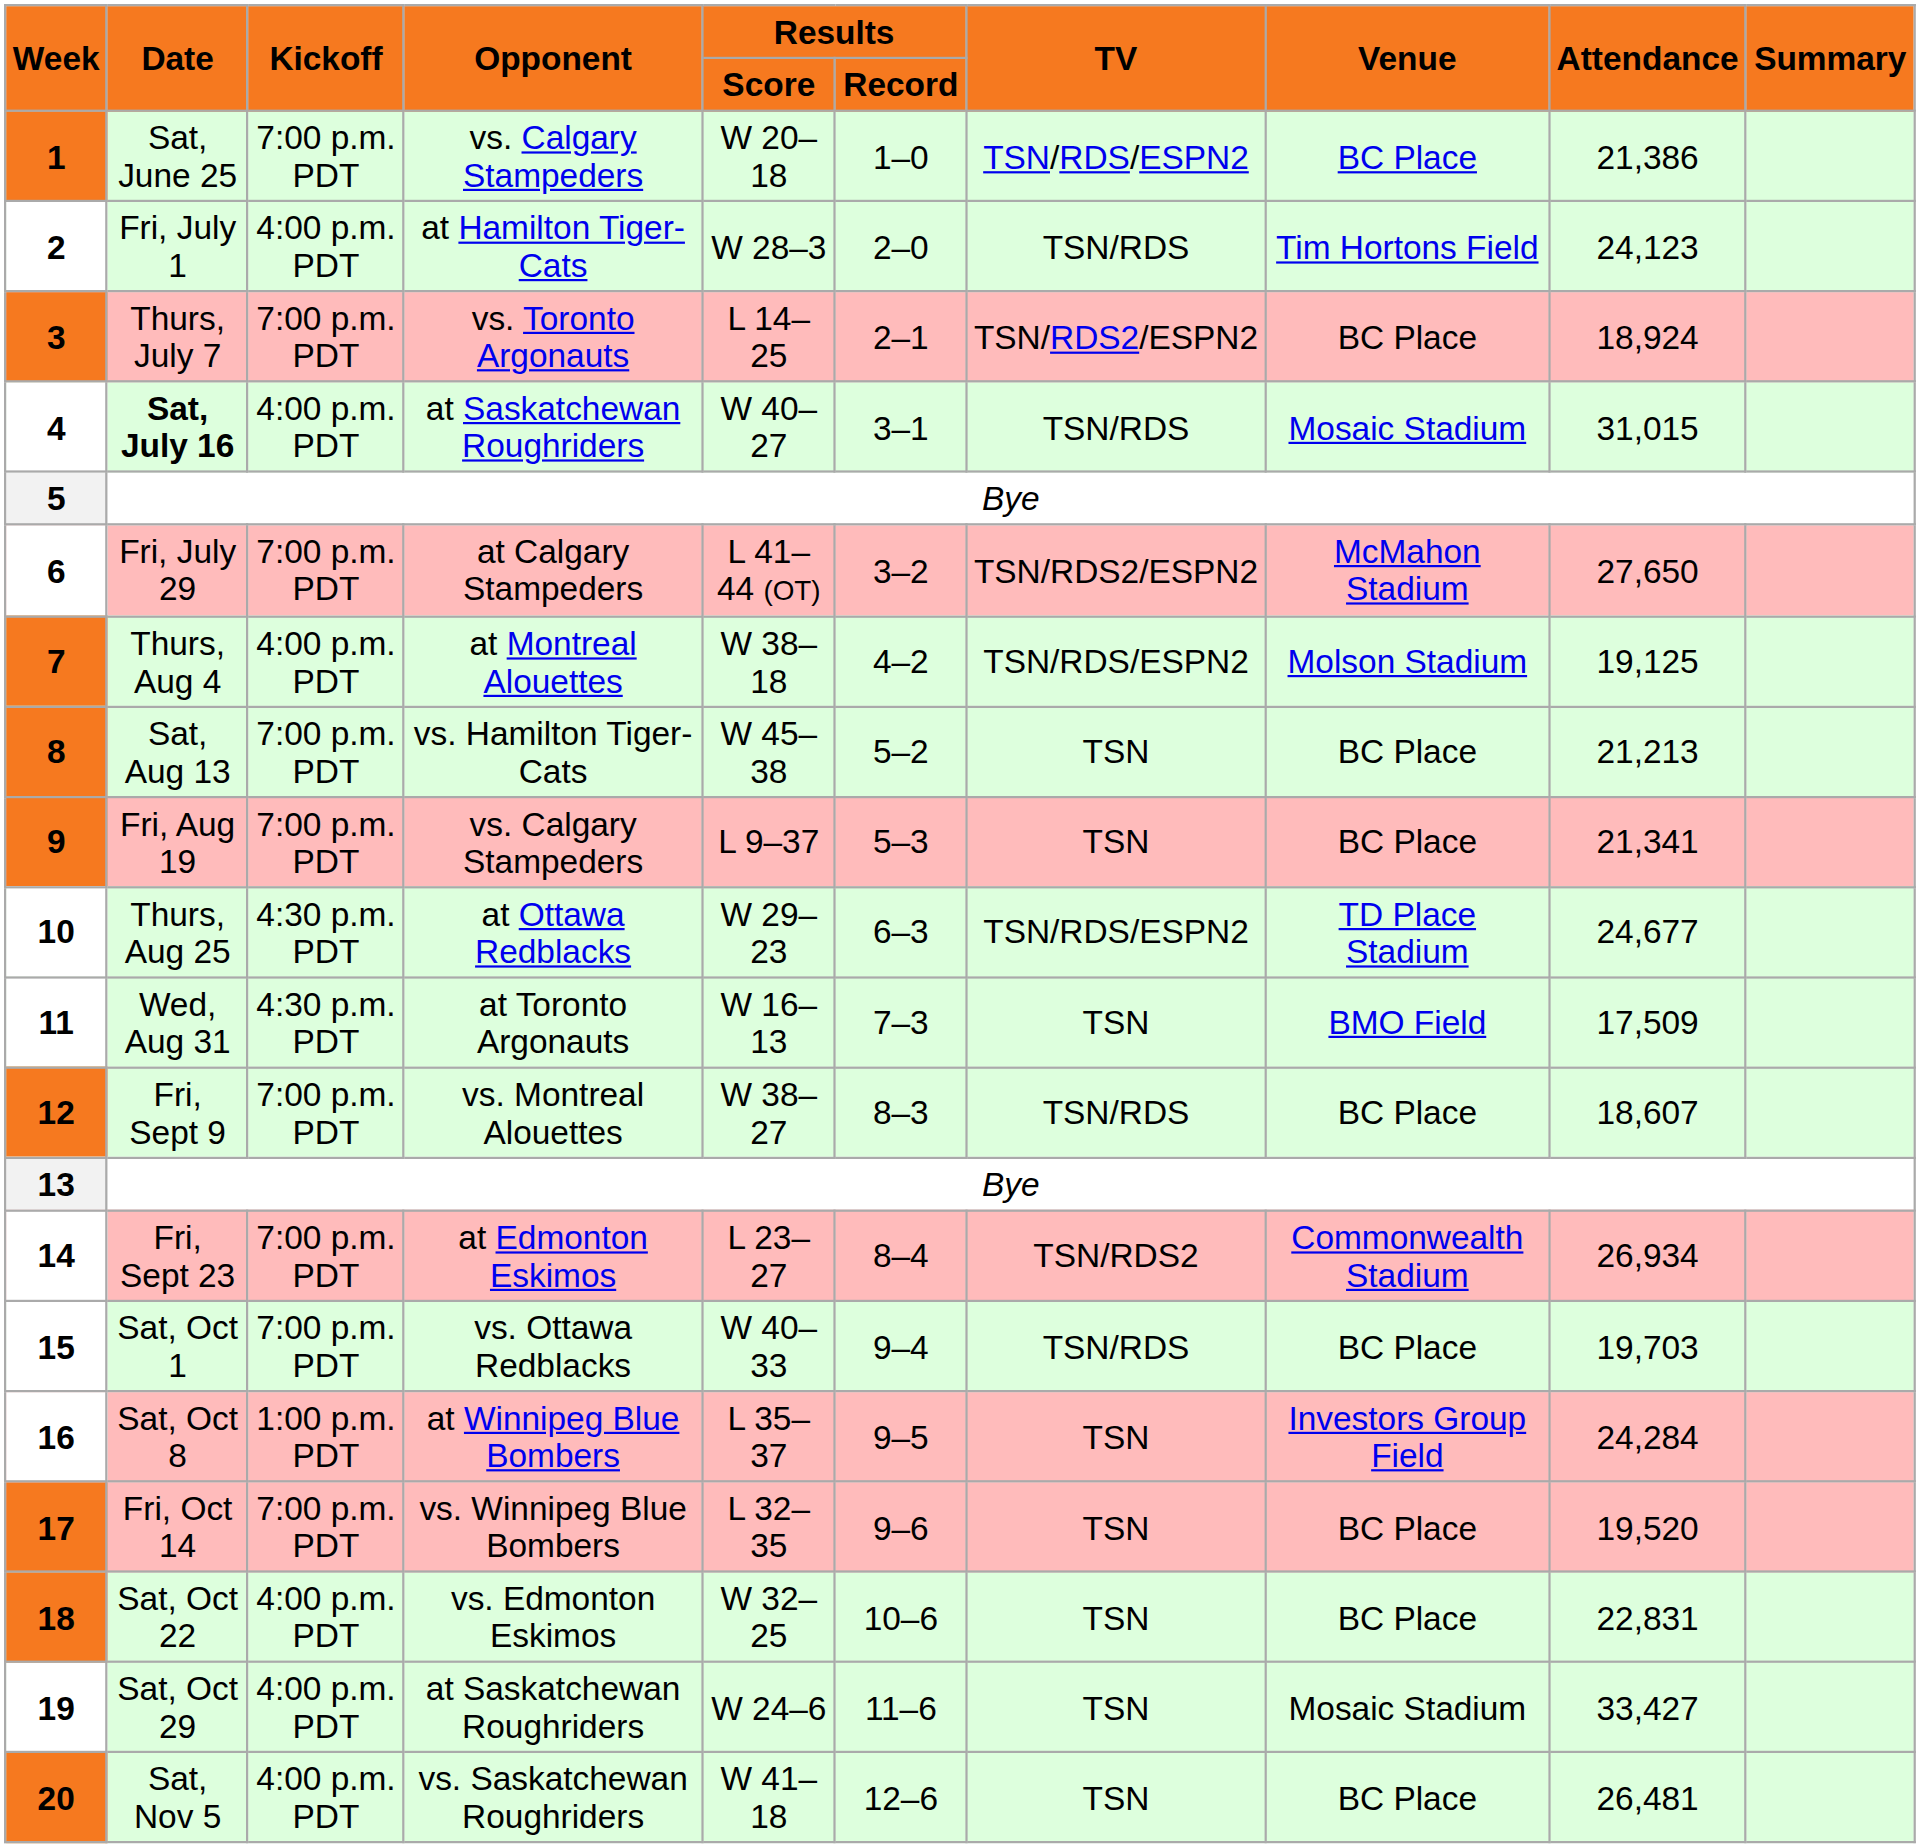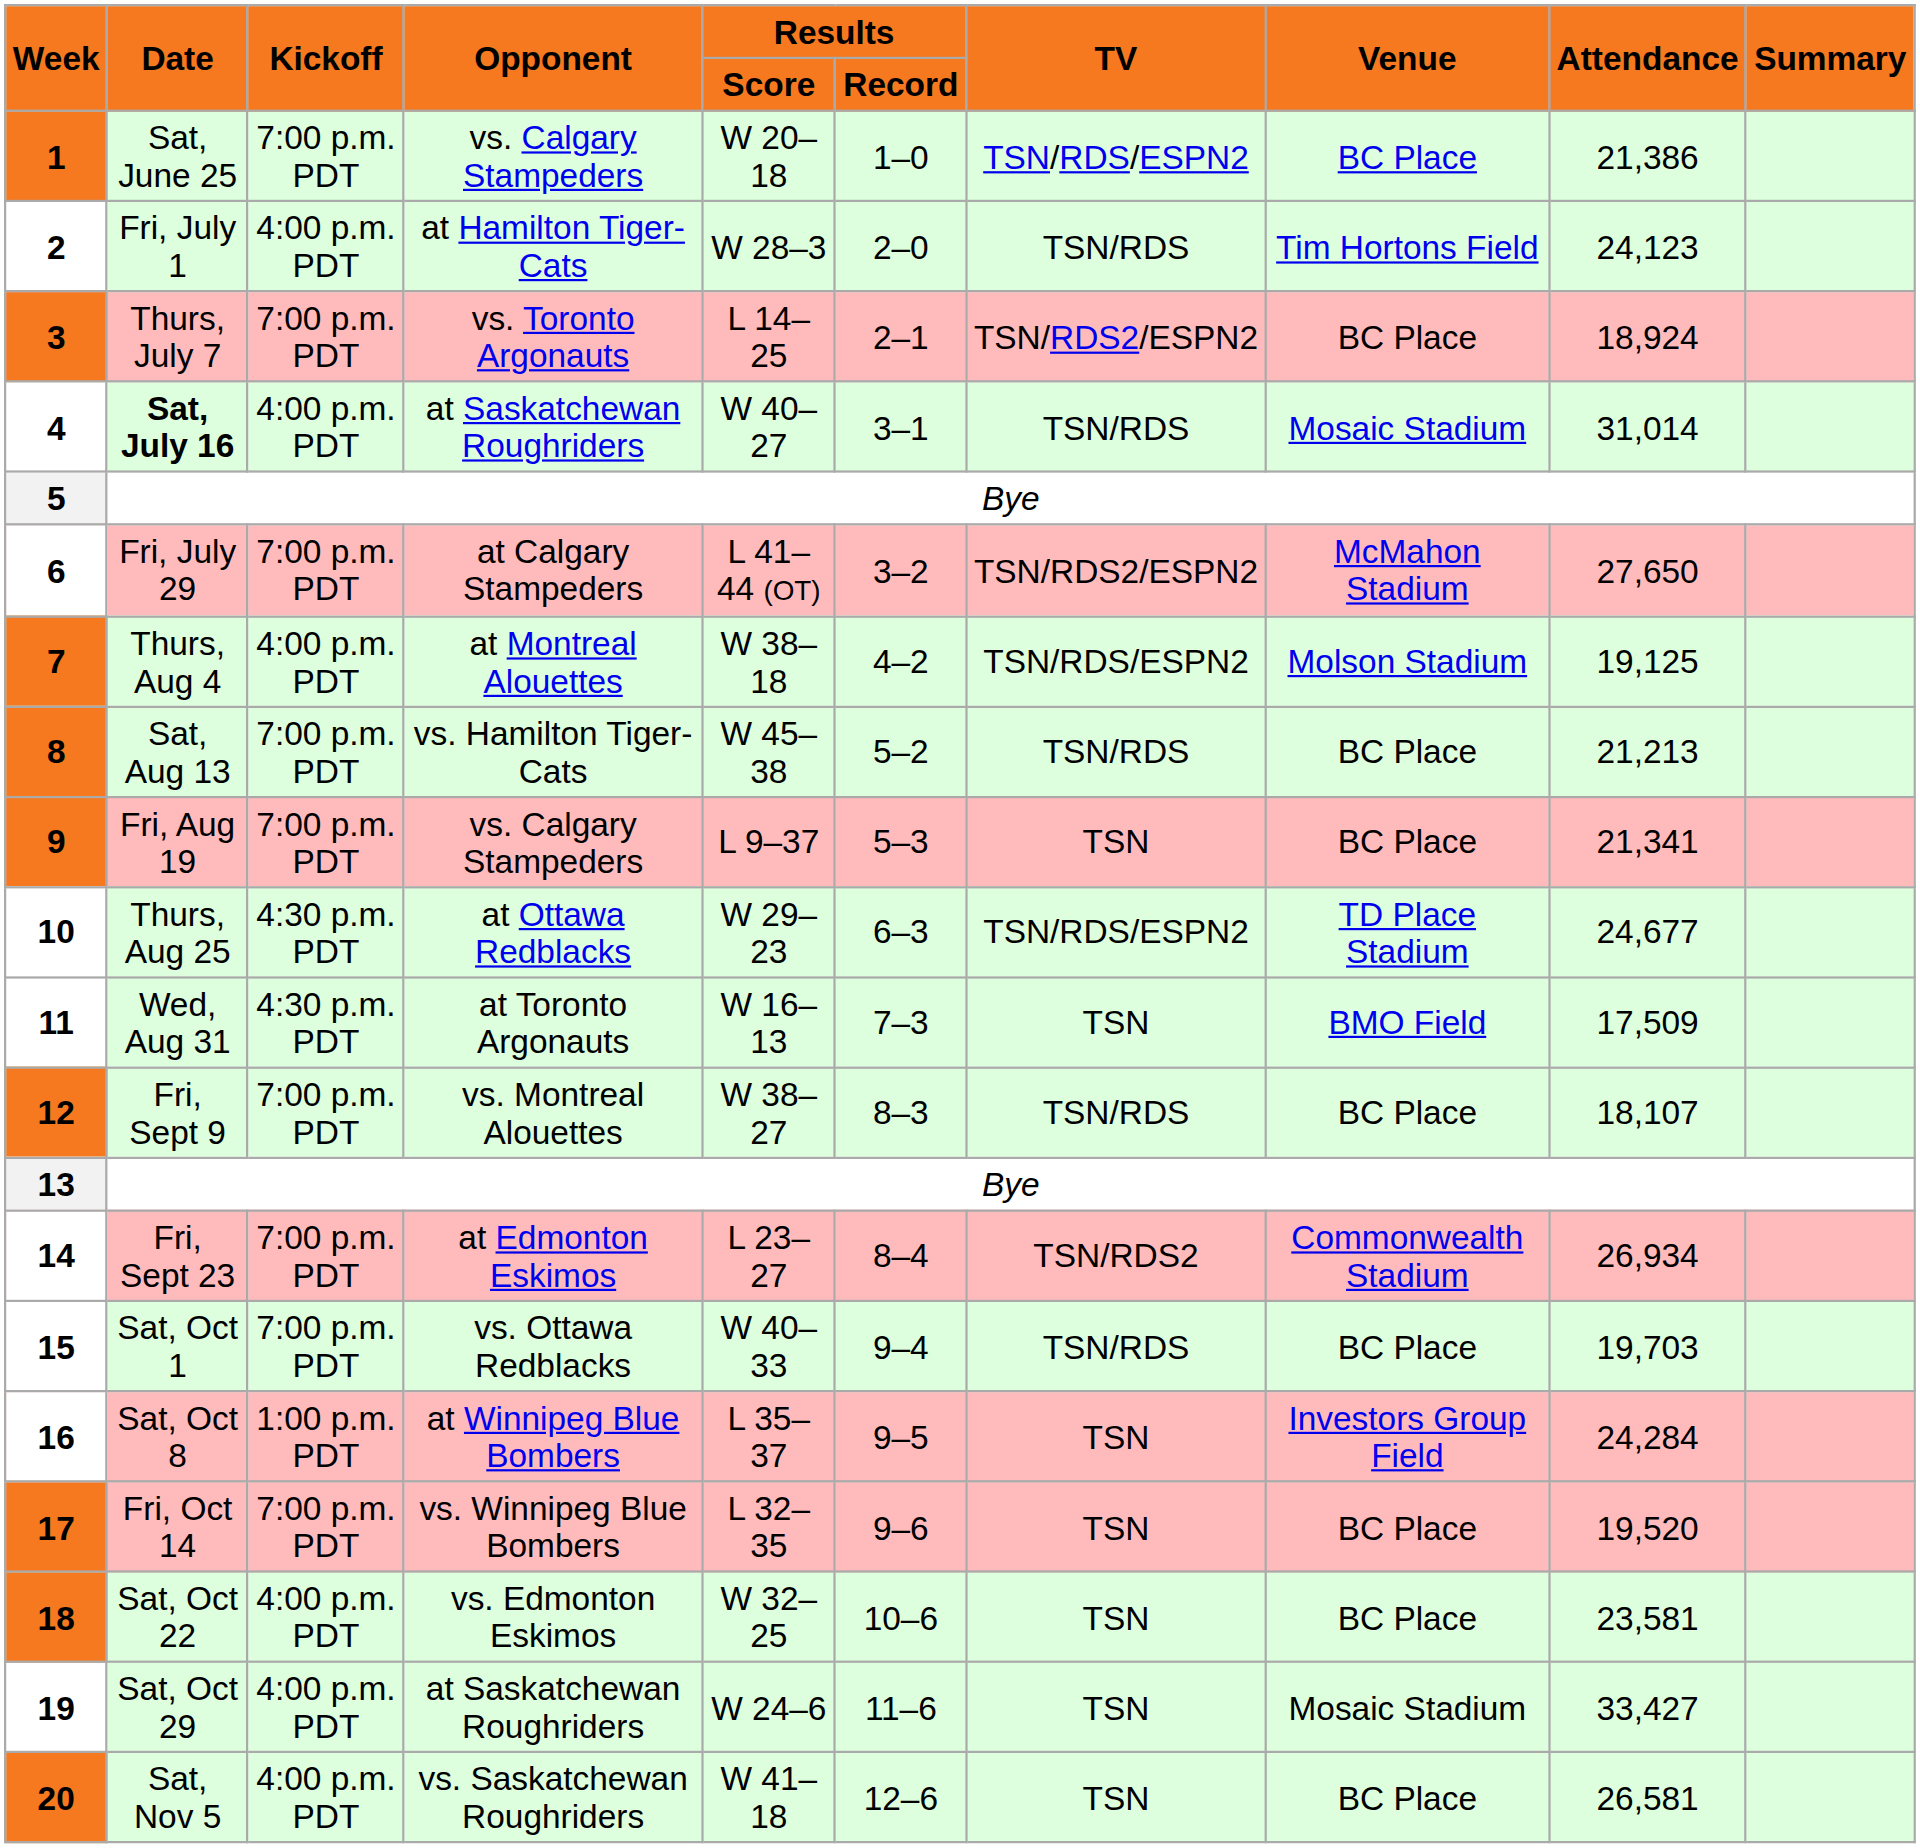(1648, 427) 31,015 -> (1648, 427) 31,014
(1116, 751) TSN -> (1116, 751) TSN/RDS
(1648, 1113) 18,607 -> (1648, 1113) 18,107
(1648, 1617) 22,831 -> (1648, 1617) 23,581
(1648, 1798) 26,481 -> (1648, 1798) 26,581
